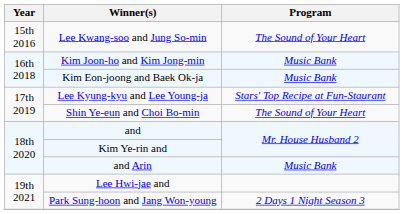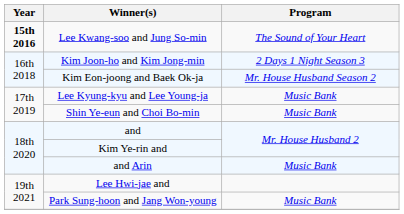(24, 36) normal -> (24, 36) bold
(310, 60) Music Bank -> (310, 60) 2 Days 1 Night Season 3
(310, 78) Music Bank -> (310, 78) Mr. House Husband Season 2
(310, 95) Stars' Top Recipe at Fun-Staurant -> (310, 95) Music Bank
(310, 113) The Sound of Your Heart -> (310, 113) Music Bank
(310, 200) 2 Days 1 Night Season 3 -> (310, 200) Music Bank
